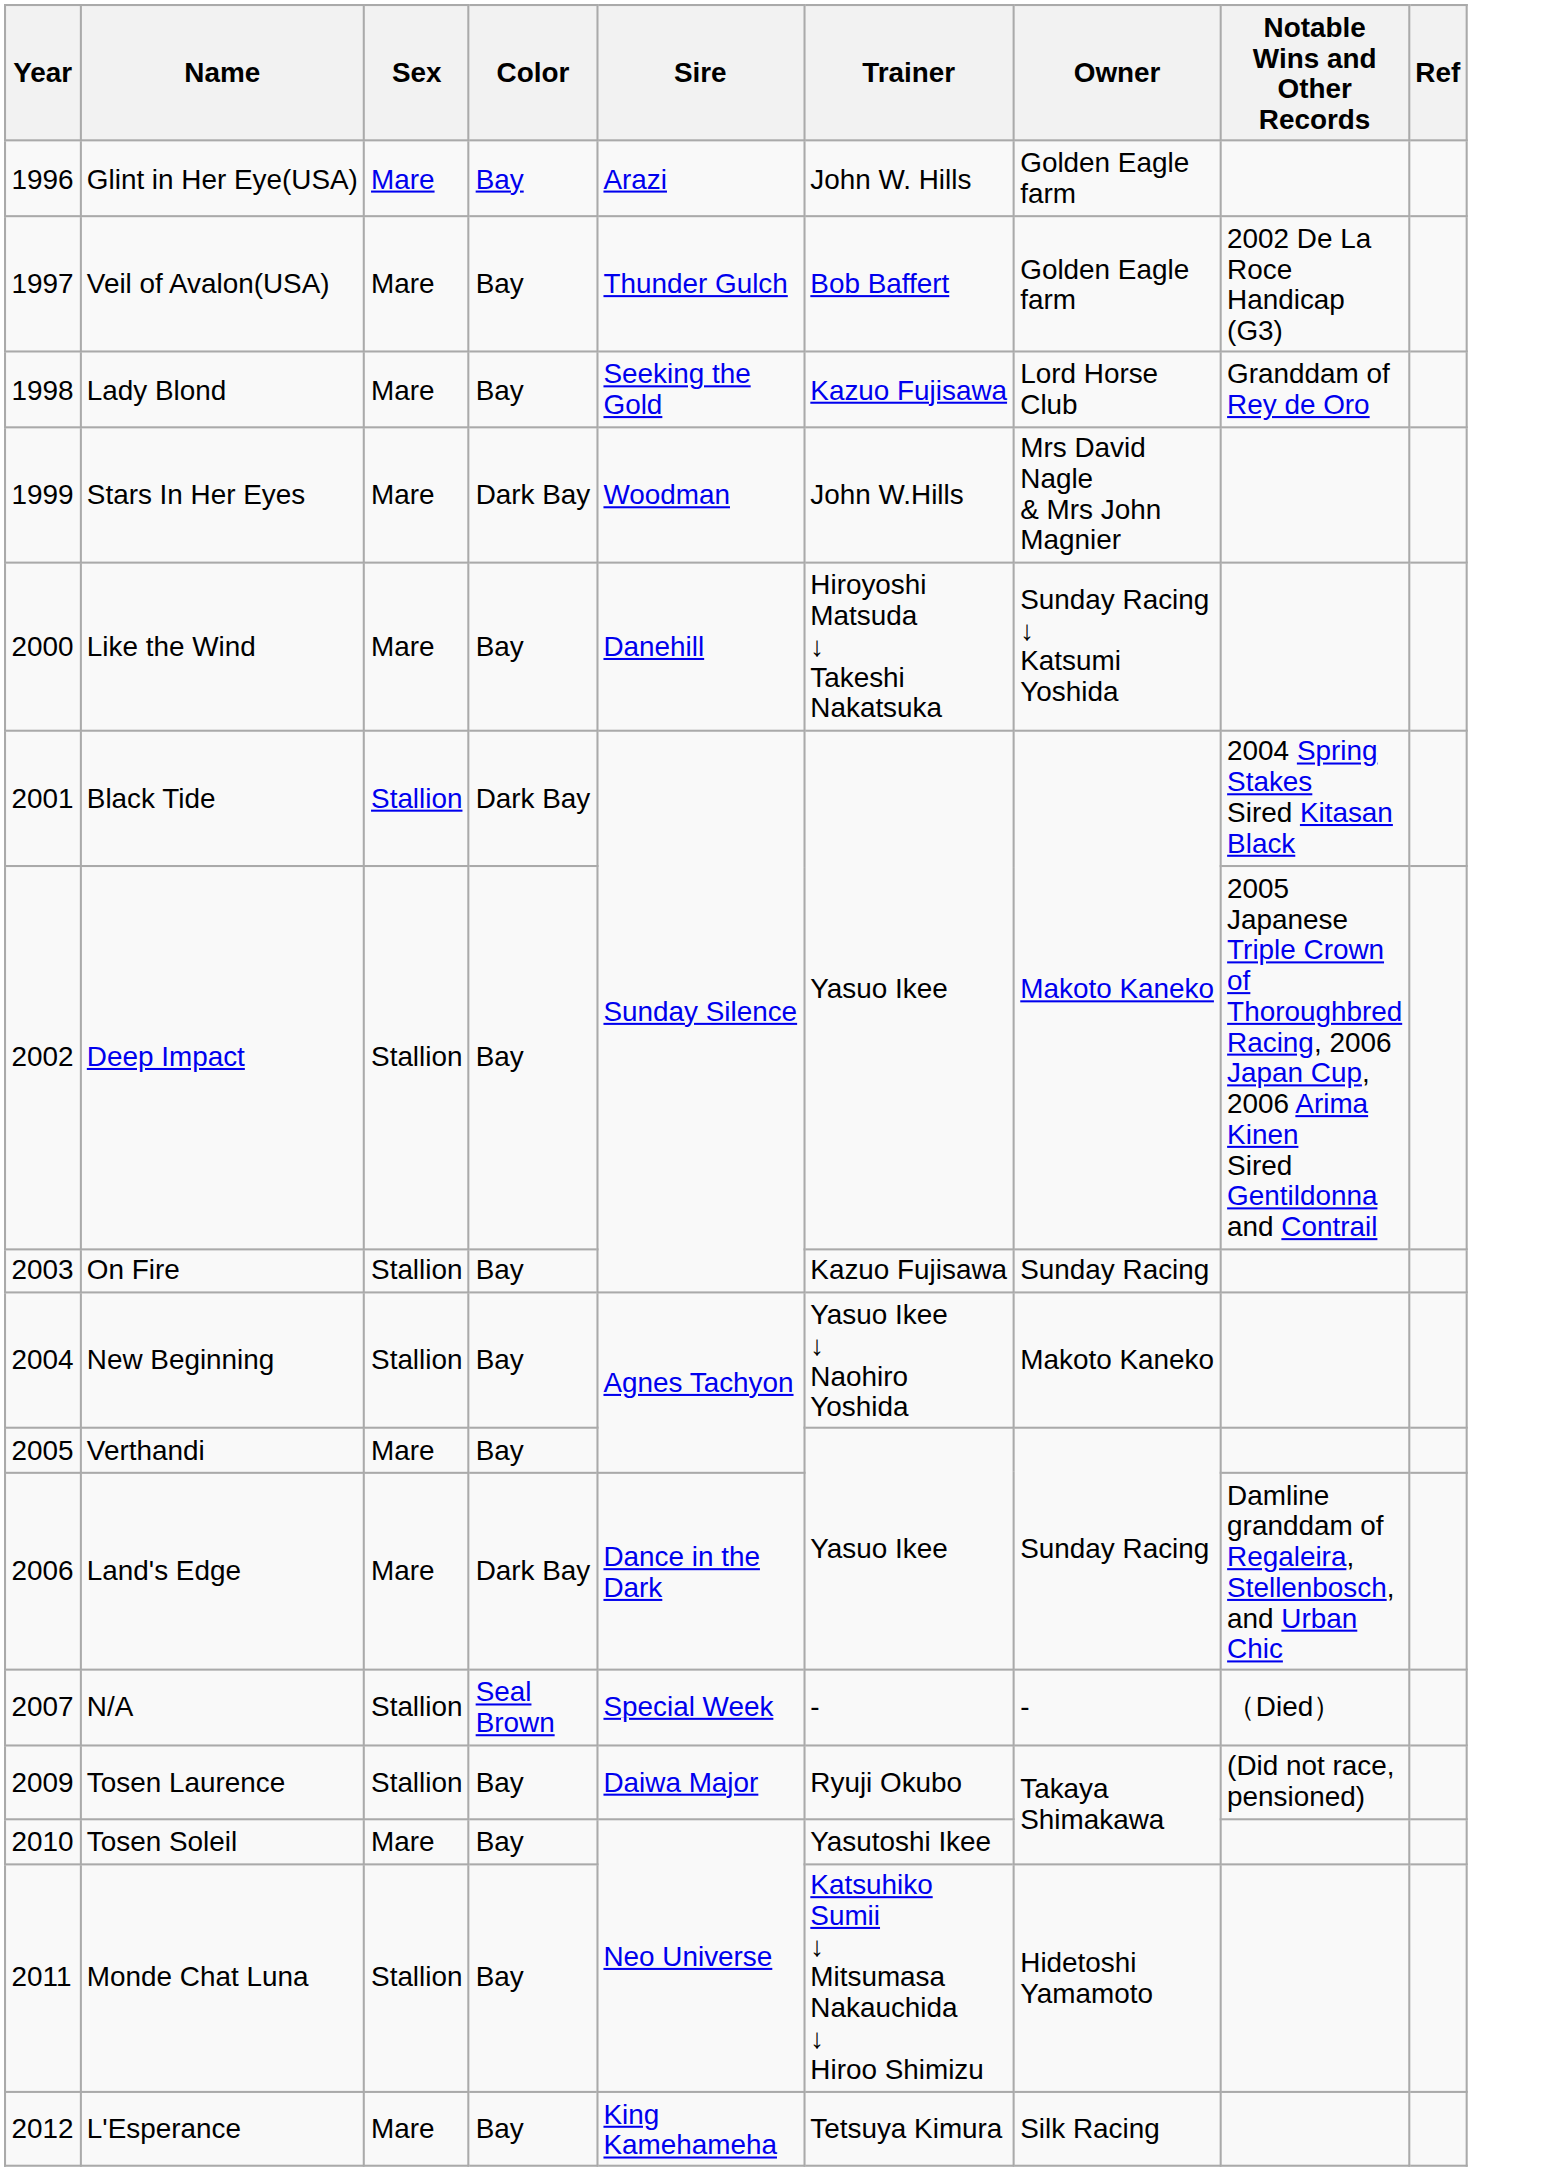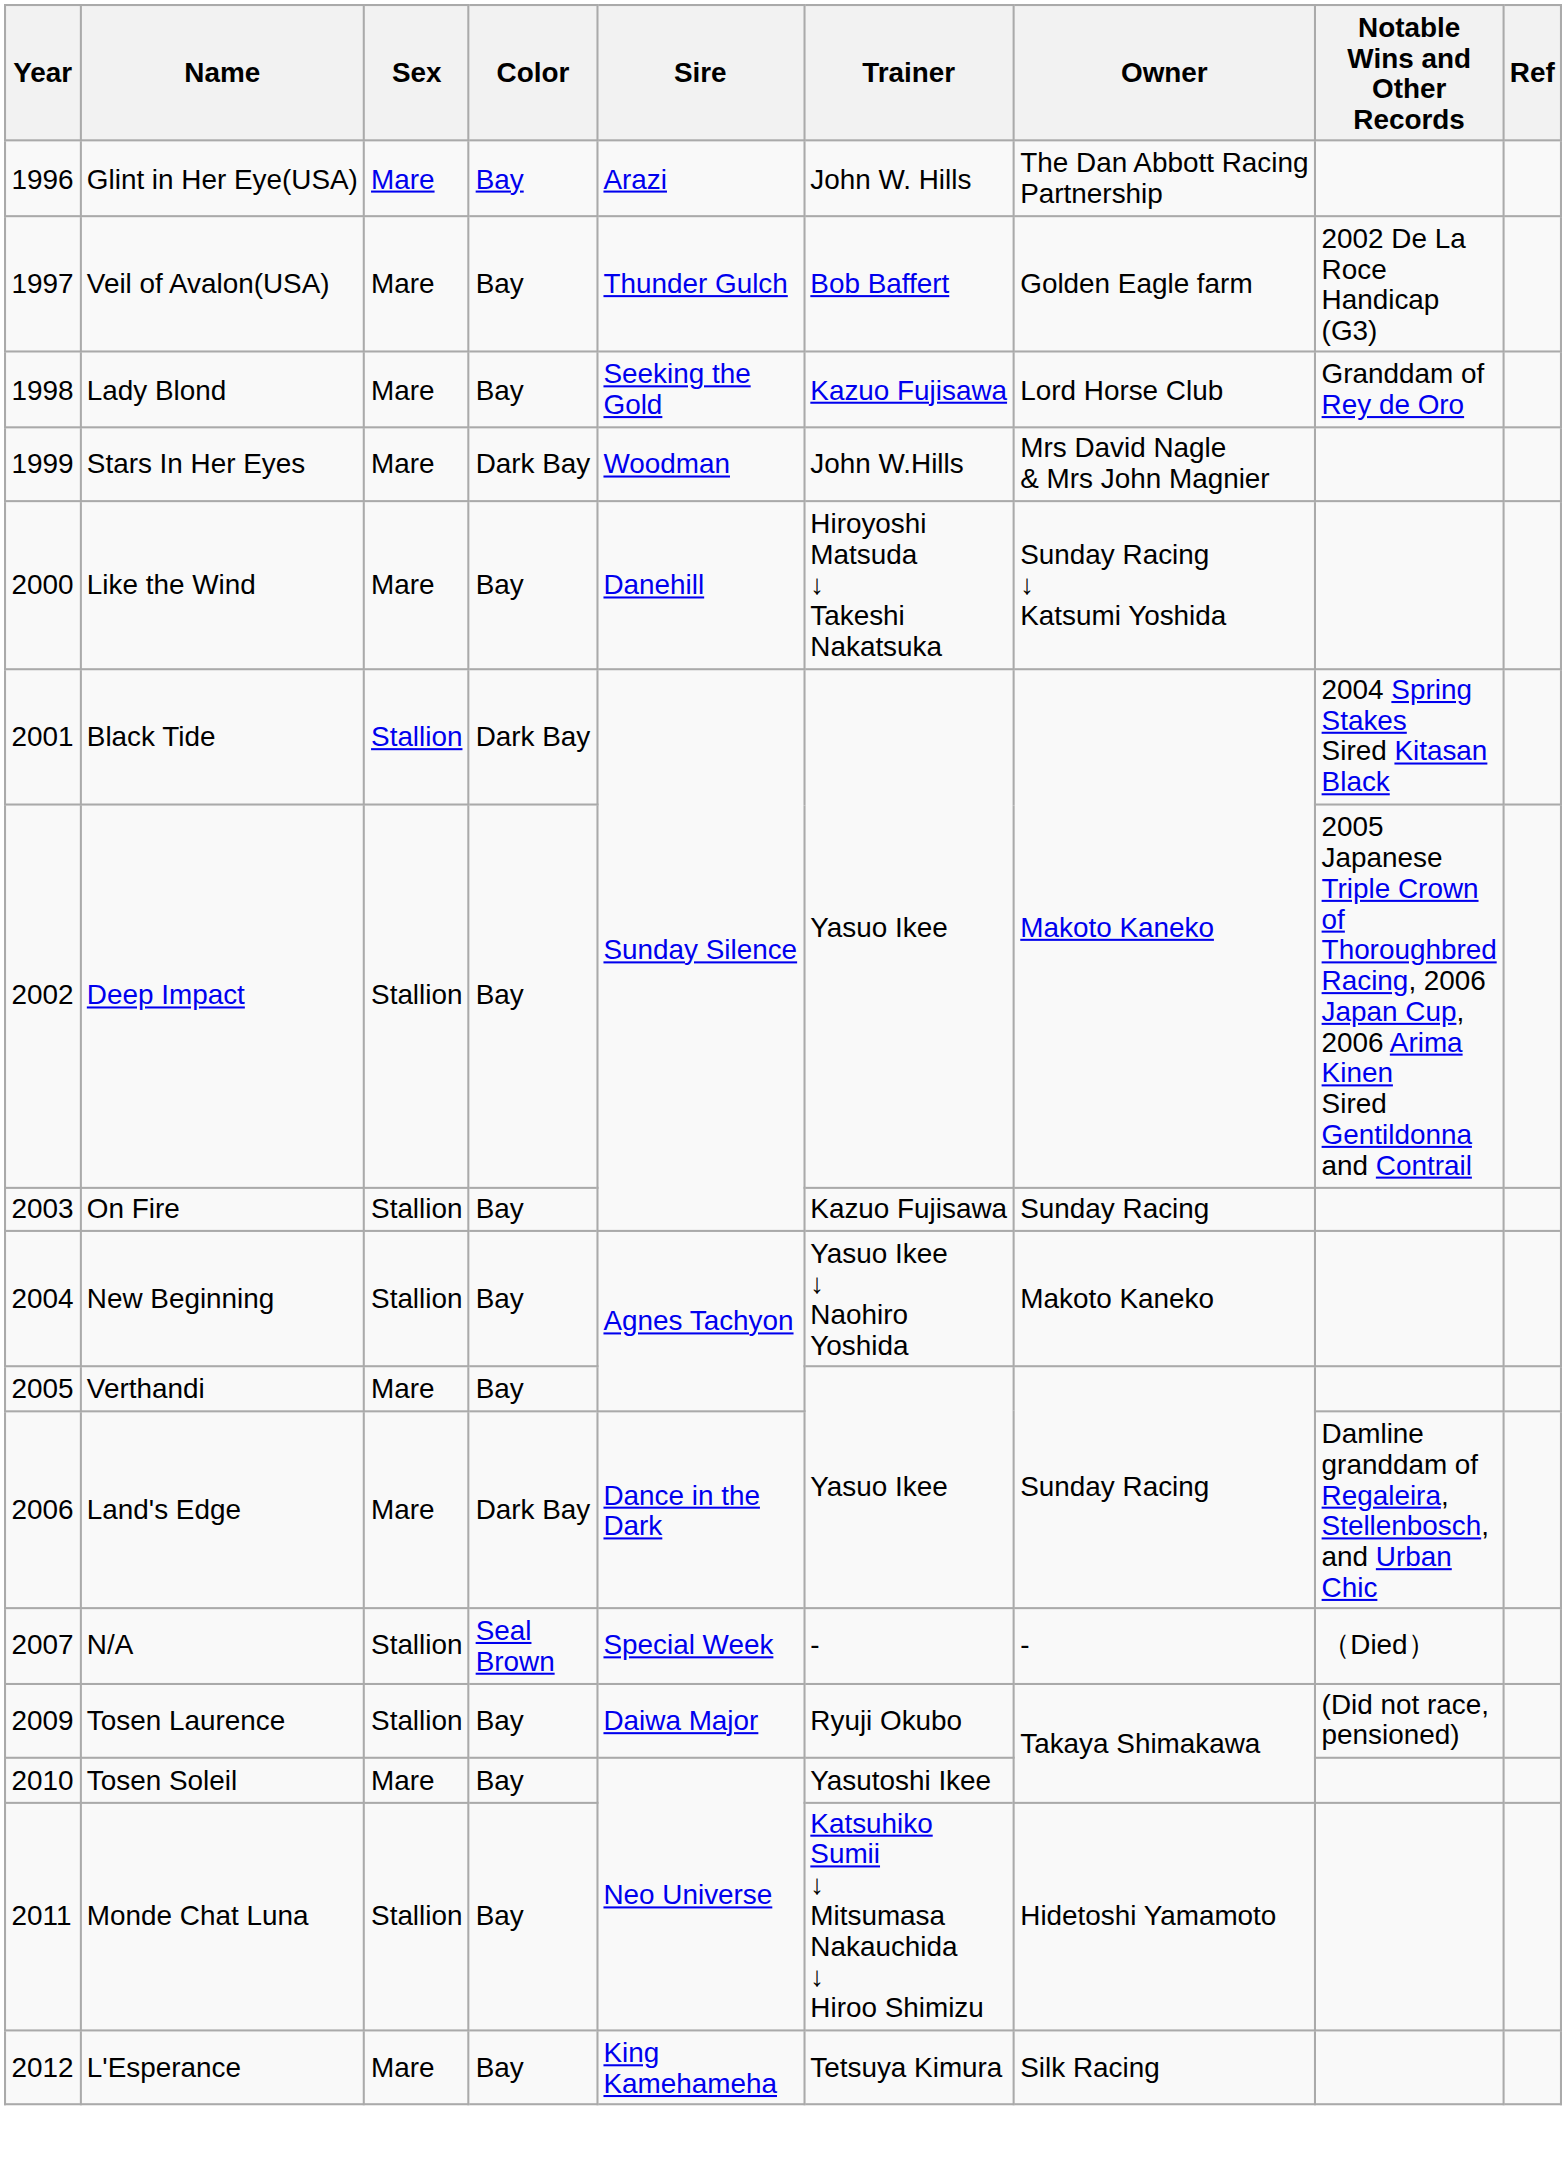(1105, 178) Golden Eagle farm -> (1164, 178) The Dan Abbott Racing Partnership
